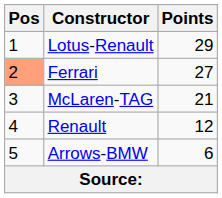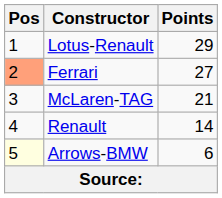(204, 126) 12 -> (204, 126) 14
(13, 153) no background -> (13, 153) lightyellow background
